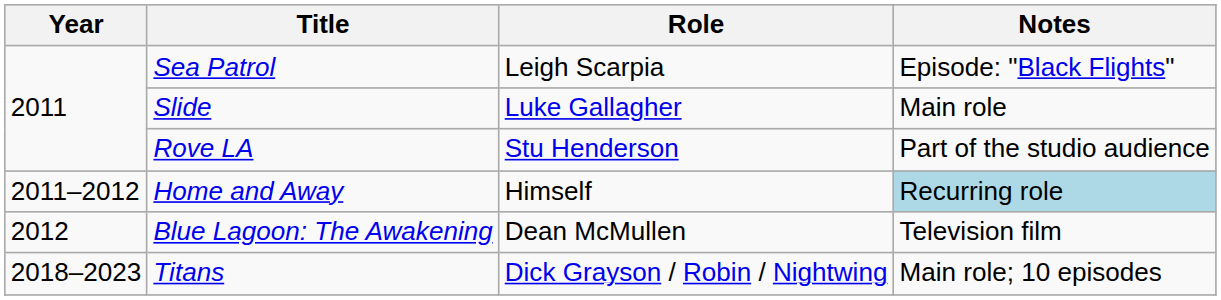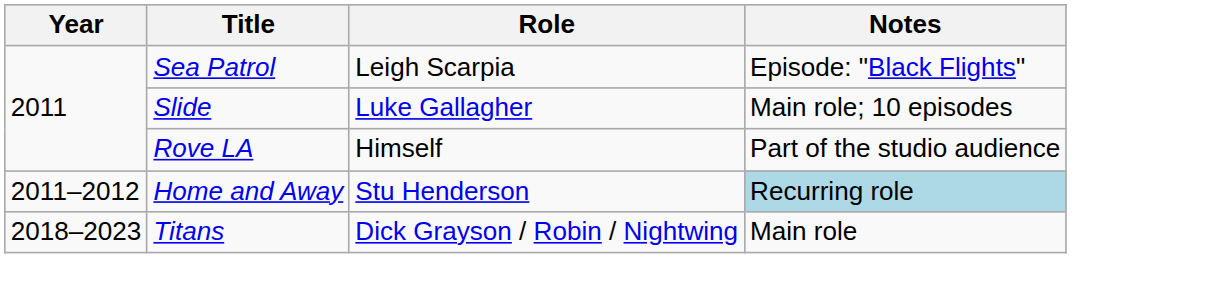(953, 107) Main role -> (881, 107) Main role; 10 episodes
(592, 149) Stu Henderson -> (399, 149) Himself
(548, 190) Himself -> (442, 190) Stu Henderson
- row: (323, 231)
(1031, 273) Main role; 10 episodes -> (804, 231) Main role
